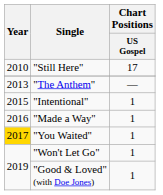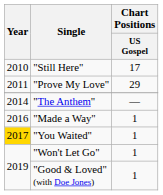+ row: (71, 84)
(18, 84) 2013 -> (18, 101) 2014
- row: (61, 101)
